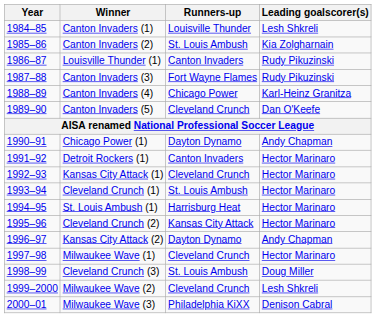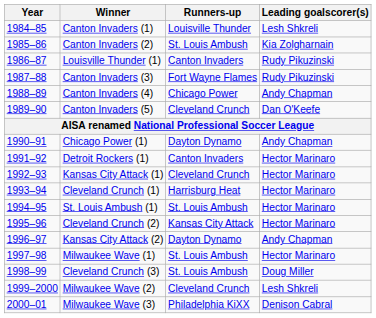(306, 93) Karl-Heinz Granitza -> (297, 93) Andy Chapman
(208, 191) St. Louis Ambush -> (204, 191) Harrisburg Heat
(204, 207) Harrisburg Heat -> (208, 207) St. Louis Ambush
(209, 256) Cleveland Crunch -> (208, 256) St. Louis Ambush
